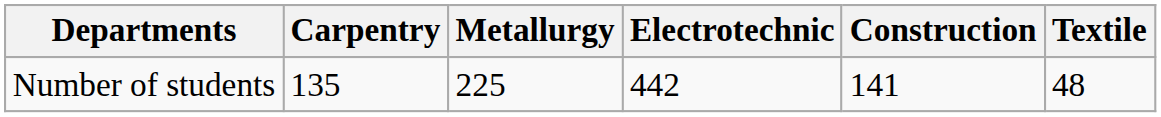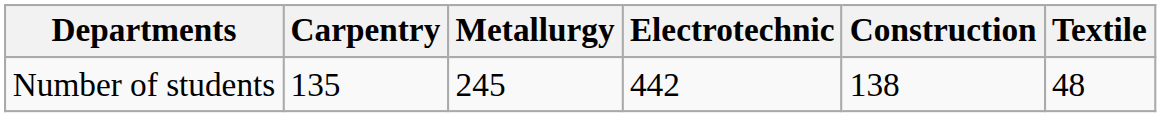(481, 83) 225 -> (481, 83) 245
(875, 83) 141 -> (875, 83) 138
